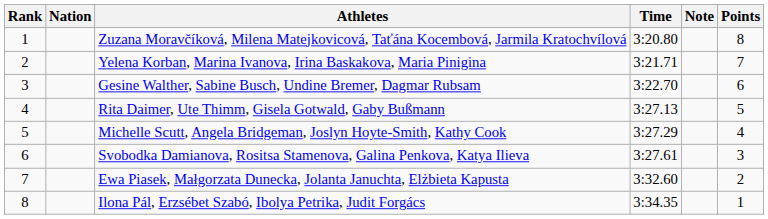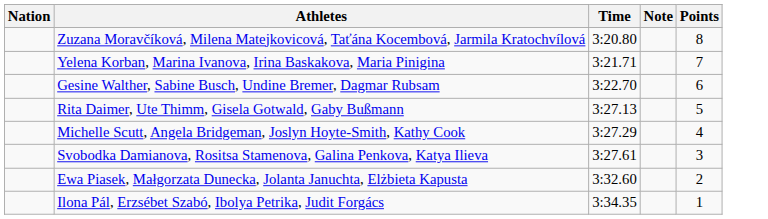- column: (25, 16)
